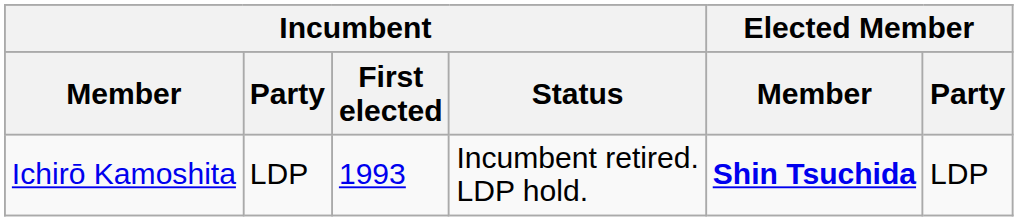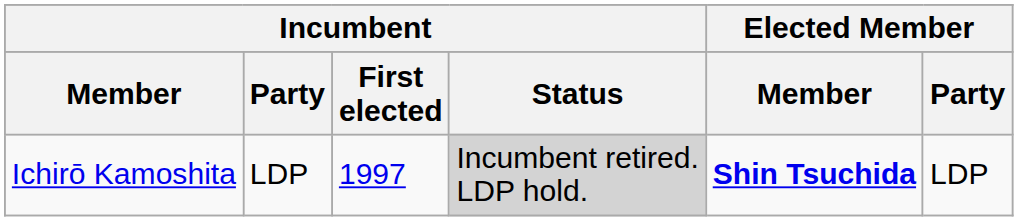(372, 174) 1993 -> (372, 174) 1997
(578, 174) no background -> (578, 174) lightgrey background
